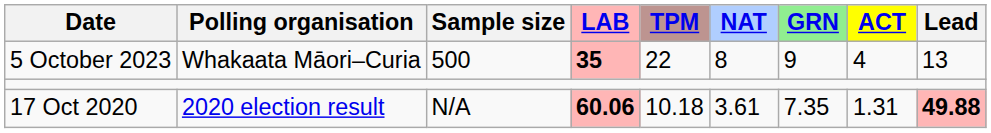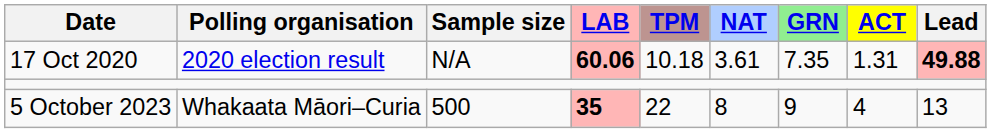rows swapped: (91, 60) <-> (74, 107)
